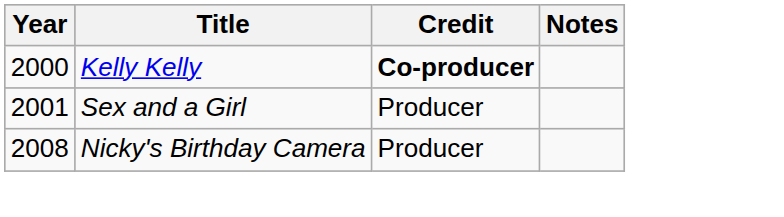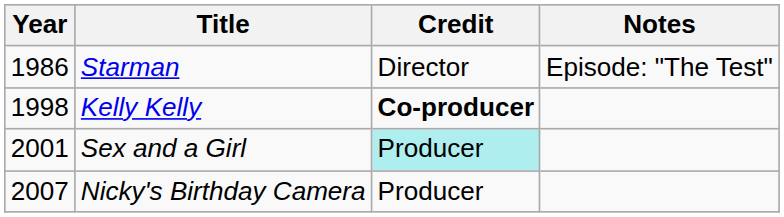+ row: (130, 66)
(40, 66) 2000 -> (40, 107) 1998
(430, 107) no background -> (430, 149) paleturquoise background
(40, 149) 2008 -> (40, 190) 2007
